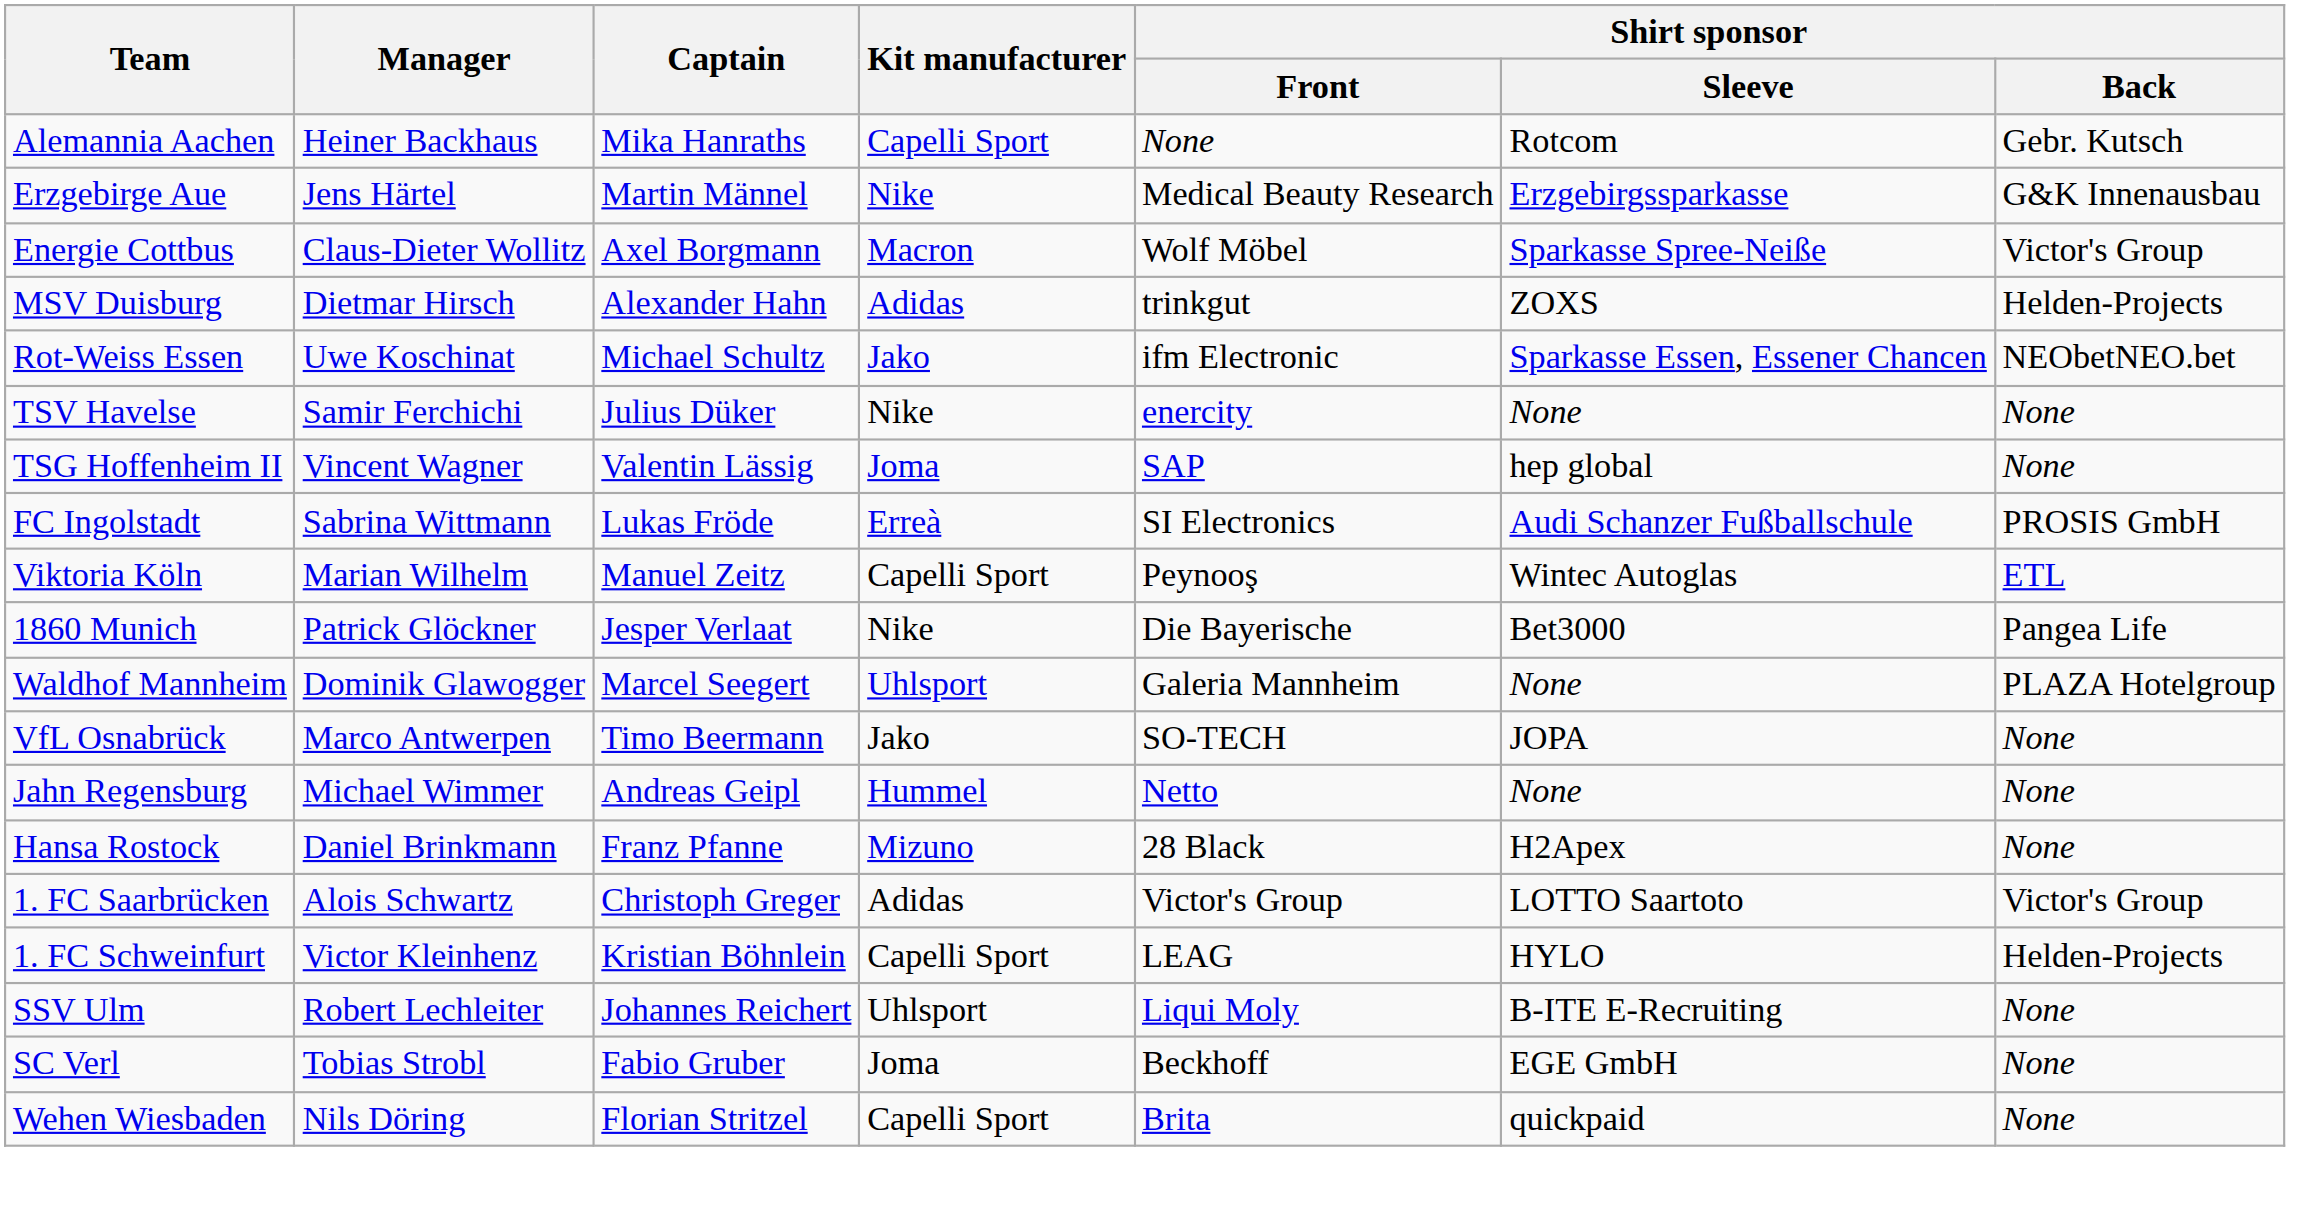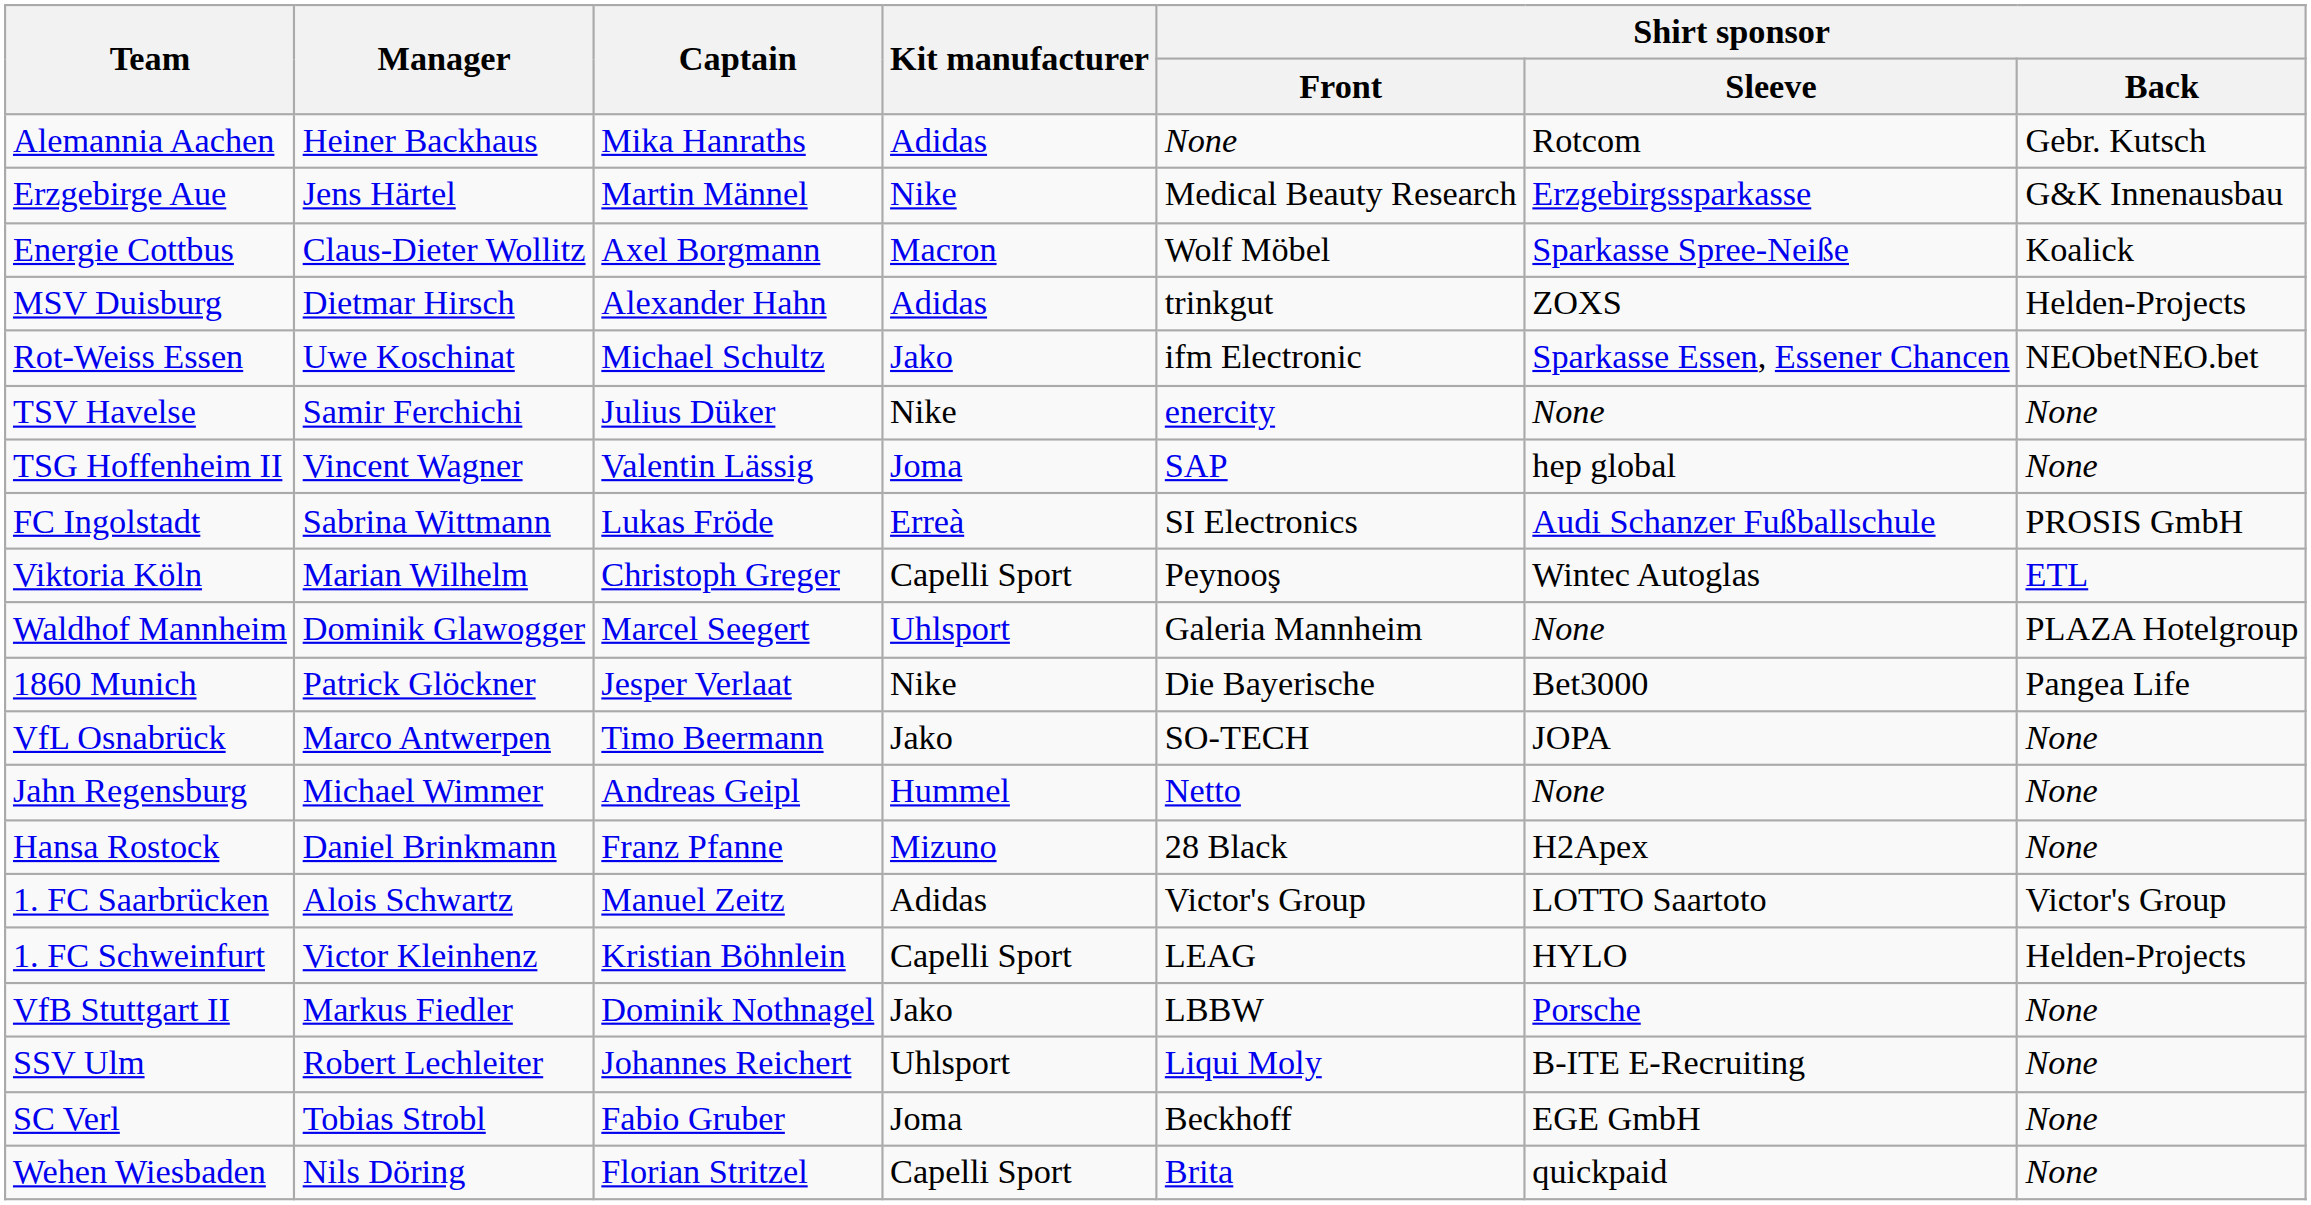(958, 140) Capelli Sport -> (939, 140) Adidas
(2103, 248) Victor's Group -> (2080, 248) Koalick
(693, 574) Manuel Zeitz -> (721, 574) Christoph Greger
rows swapped: (150, 683) <-> (105, 628)
(721, 900) Christoph Greger -> (693, 900) Manuel Zeitz
+ row: (121, 1009)
